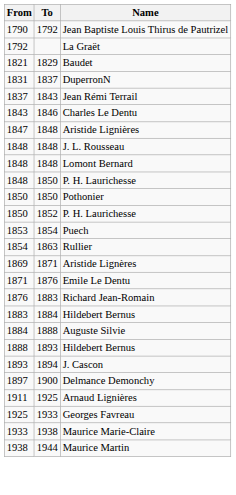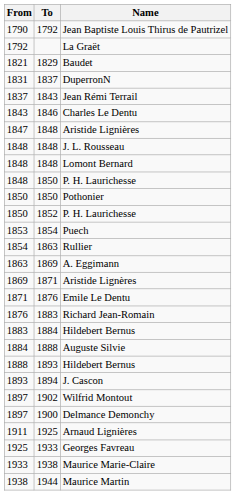+ row: (47, 264)
+ row: (47, 398)
